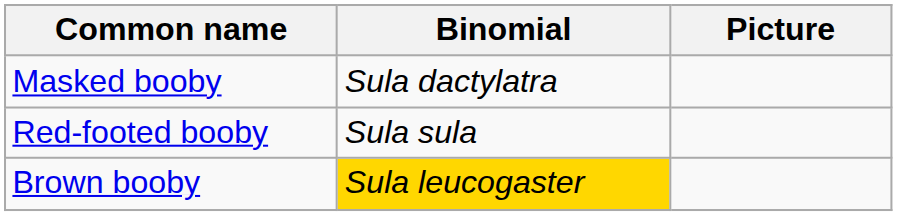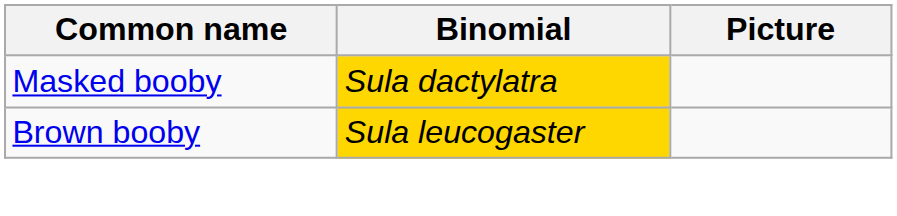(451, 81) no background -> (451, 81) gold background
- row: (140, 132)
